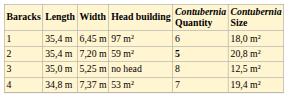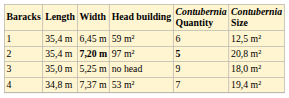(123, 38) 97 m² -> (123, 38) 59 m²
(246, 38) 18,0 m² -> (246, 38) 12,5 m²
(93, 54) normal -> (93, 54) bold
(123, 54) 59 m² -> (123, 54) 97 m²
(177, 69) 8 -> (178, 69) 9
(246, 69) 12,5 m² -> (246, 69) 18,0 m²
